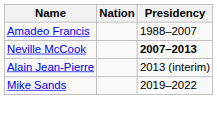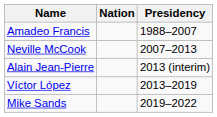(168, 49) bold -> (168, 49) normal
+ row: (39, 85)
